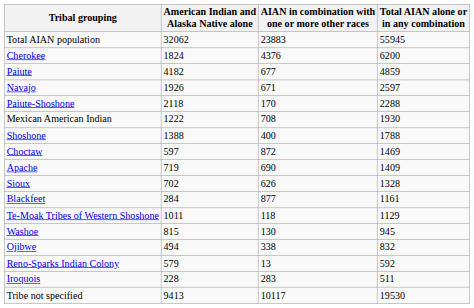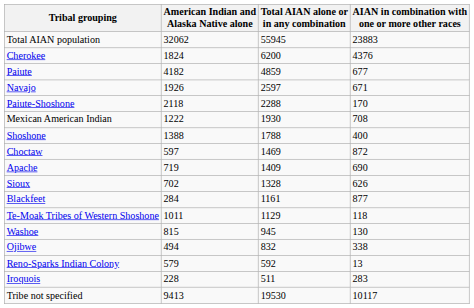columns swapped: (318, 18) <-> (423, 18)
